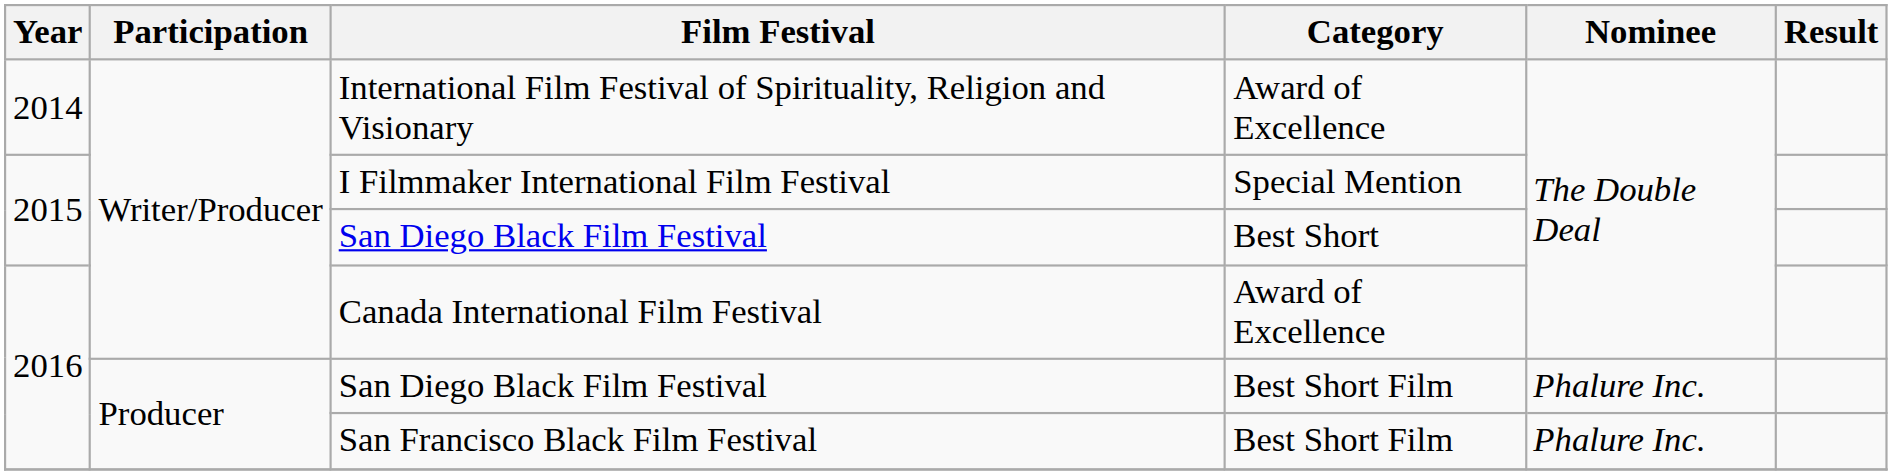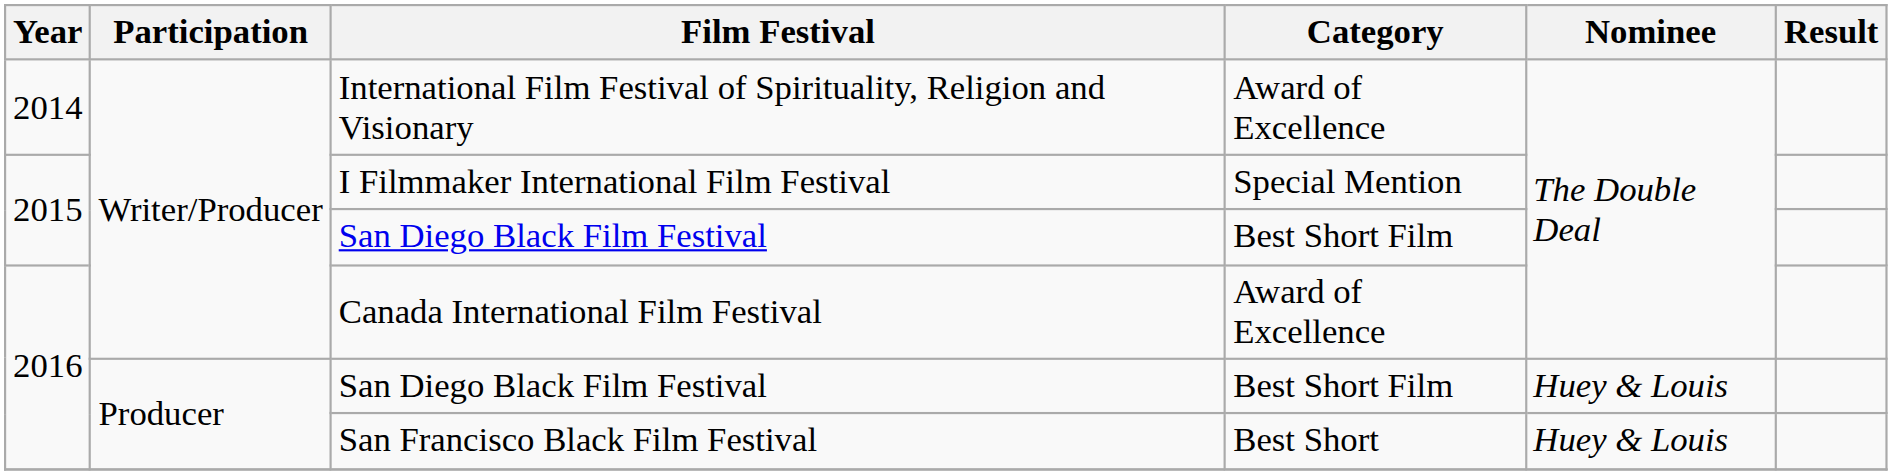(1306, 236) Best Short -> (1343, 236) Best Short Film
(1619, 385) Phalure Inc. -> (1631, 385) Huey & Louis
(1343, 440) Best Short Film -> (1306, 440) Best Short
(1619, 440) Phalure Inc. -> (1631, 440) Huey & Louis
